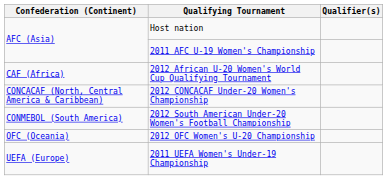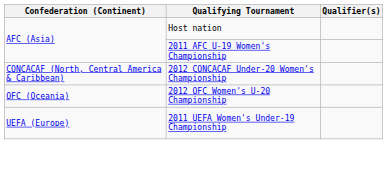- row: (225, 74)
- row: (220, 118)
